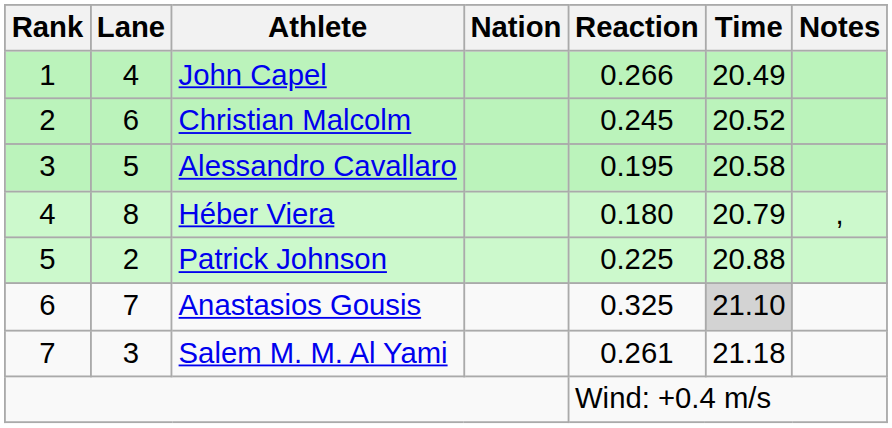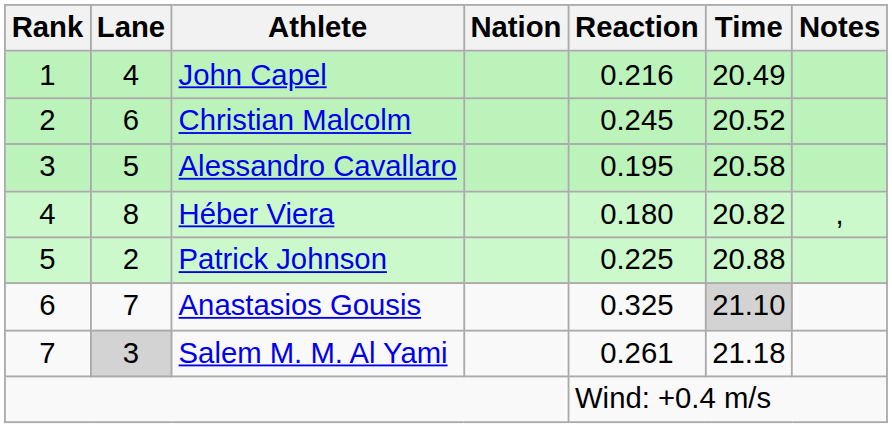(637, 74) 0.266 -> (637, 74) 0.216
(749, 213) 20.79 -> (749, 213) 20.82
(131, 352) no background -> (131, 352) lightgrey background
